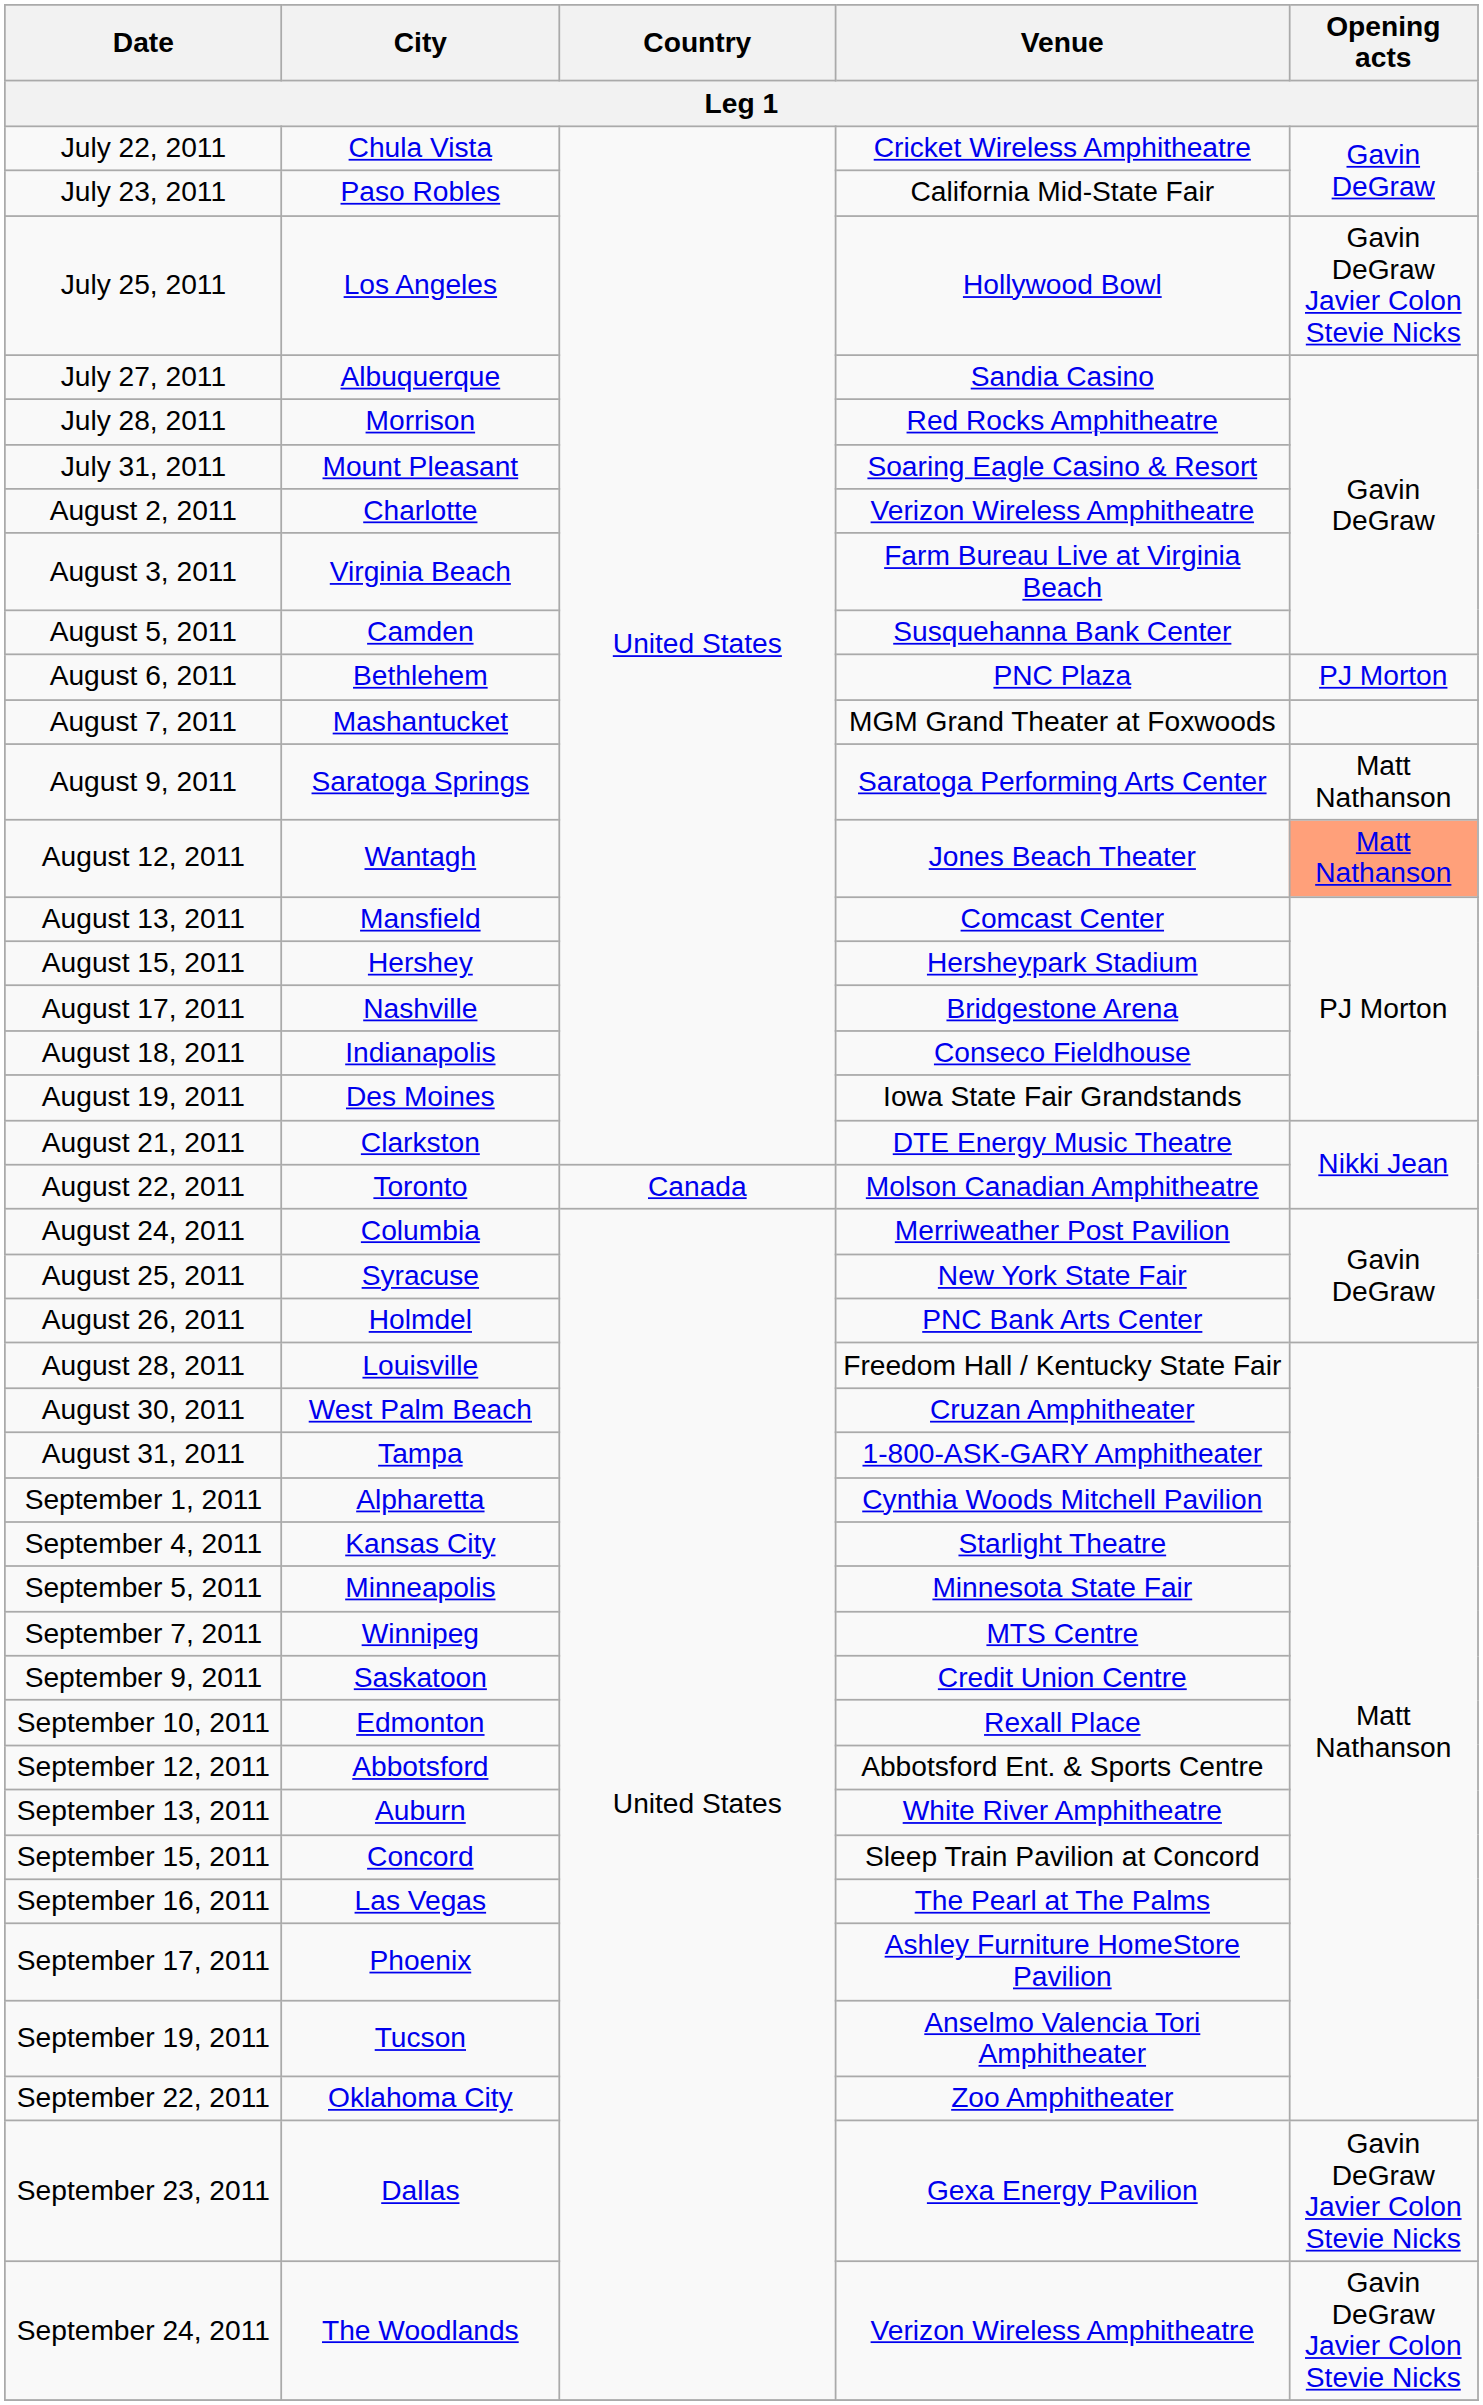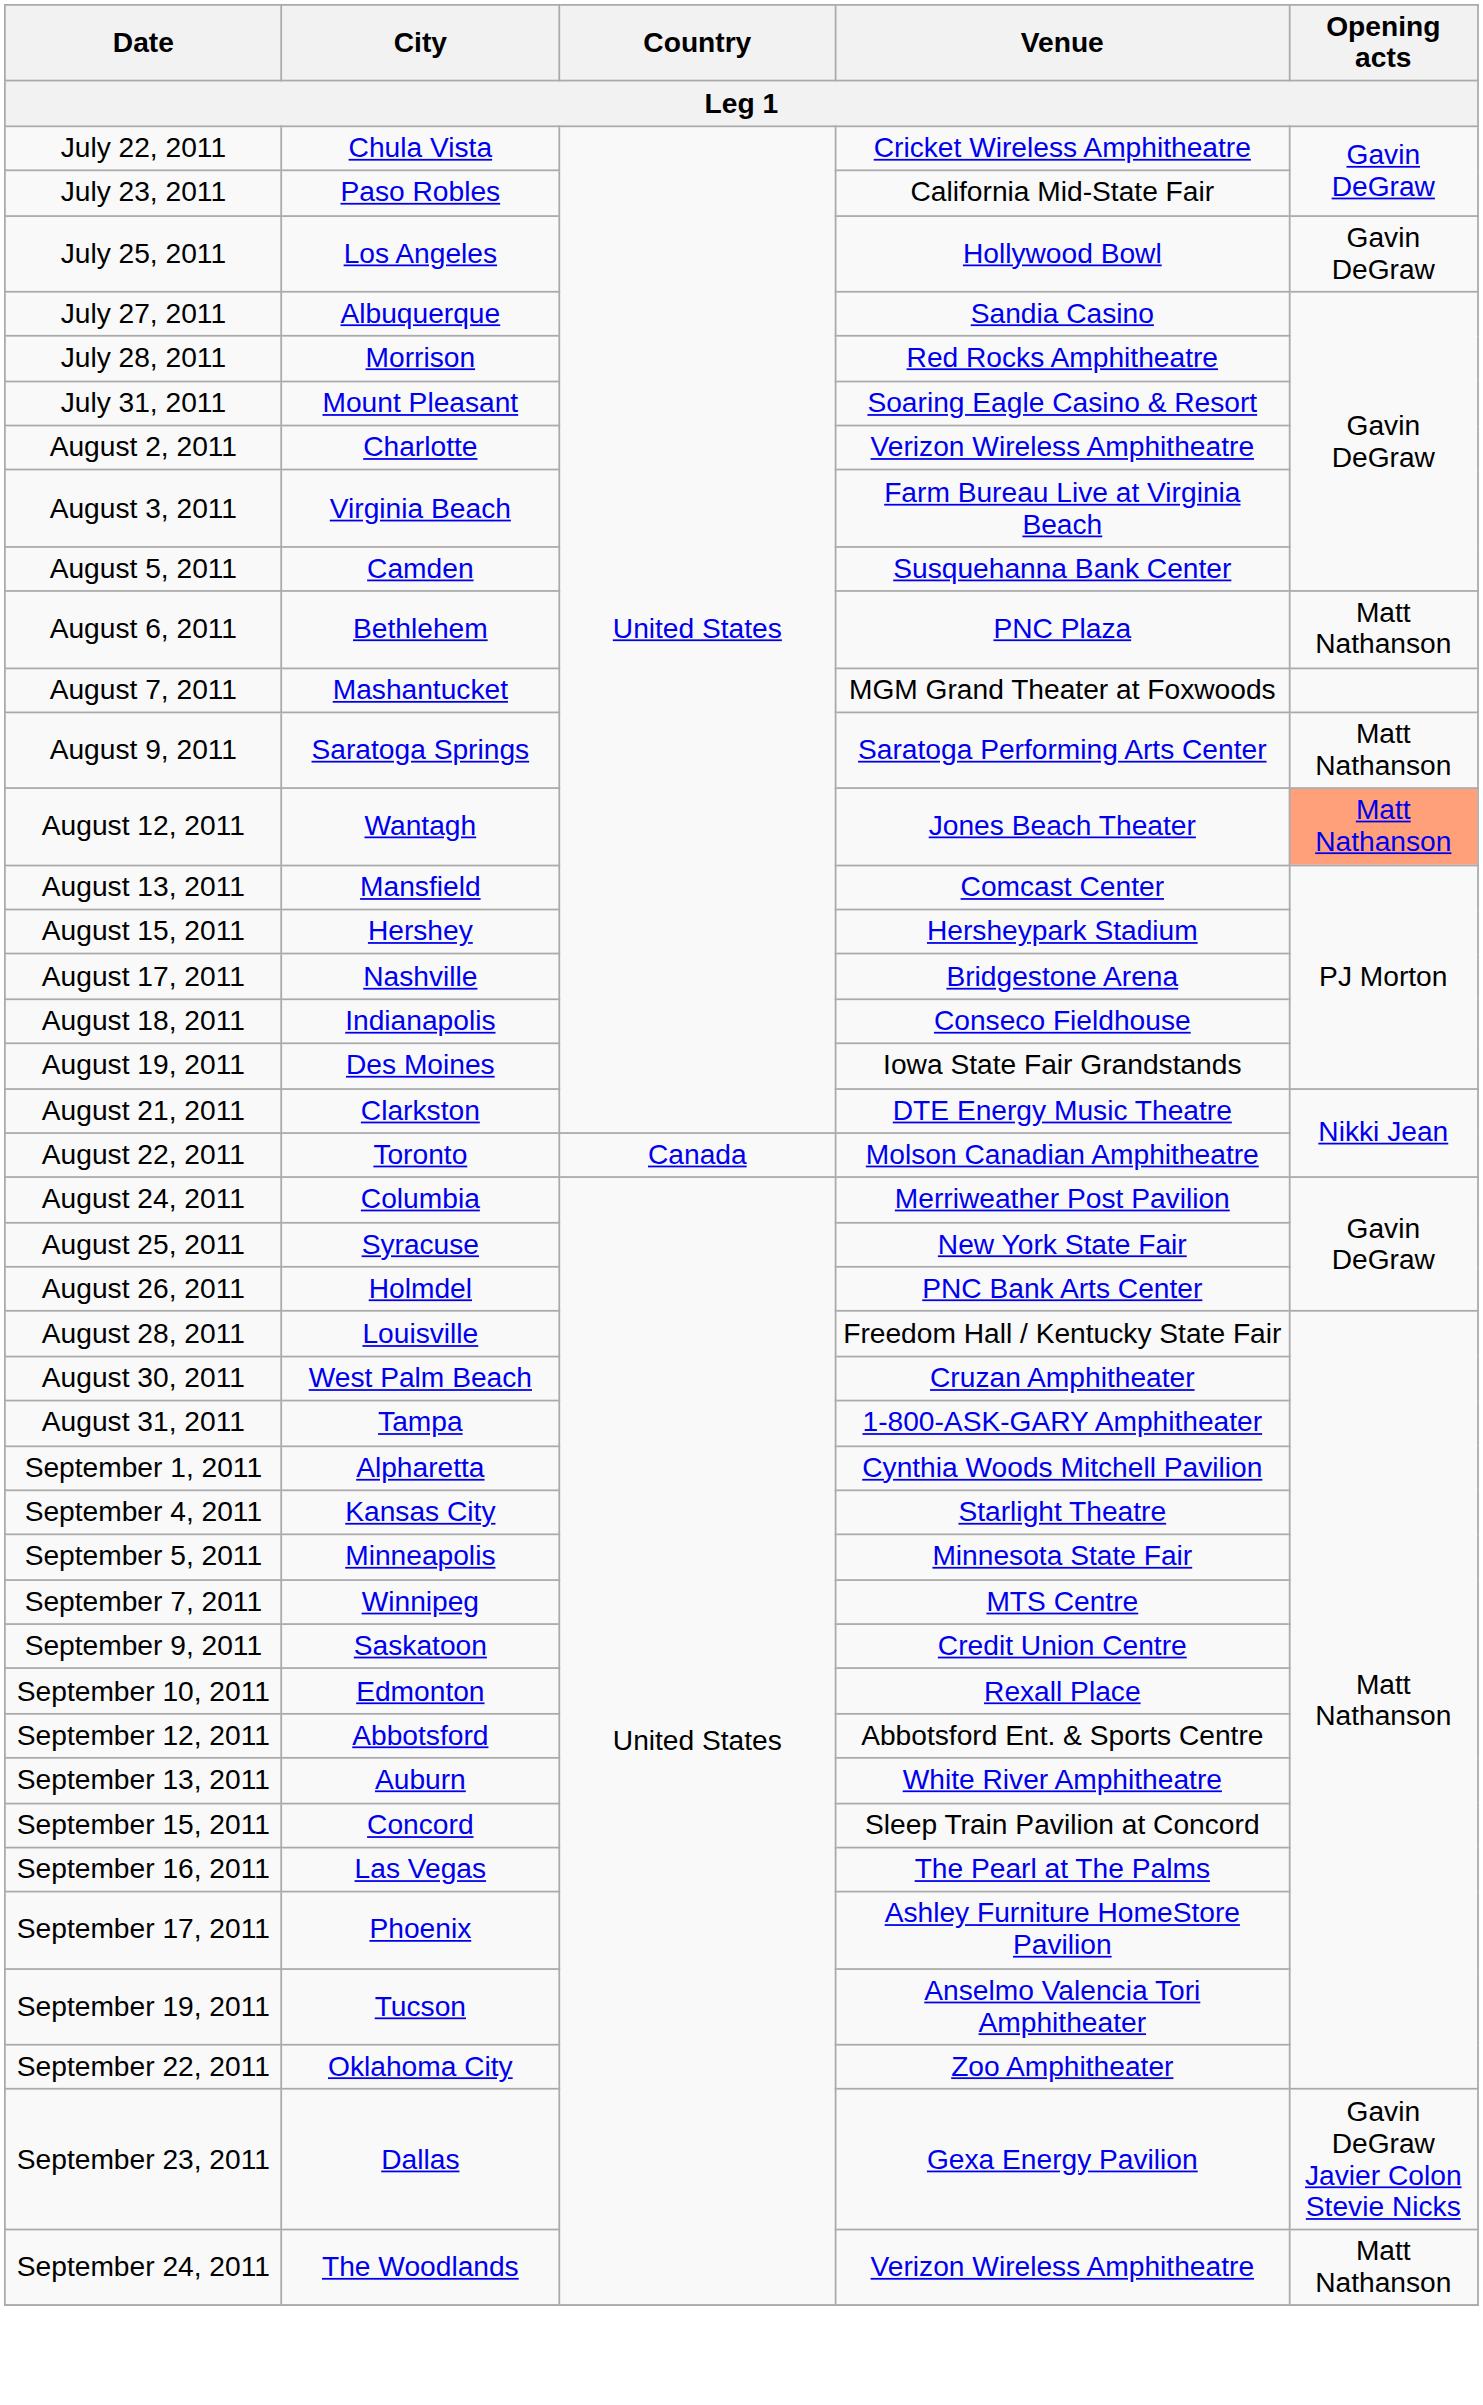(1383, 284) Gavin DeGraw Javier Colon Stevie Nicks -> (1383, 252) Gavin DeGraw
(1383, 676) PJ Morton -> (1383, 628) Matt Nathanson
(1383, 2330) Gavin DeGraw Javier Colon Stevie Nicks -> (1383, 2266) Matt Nathanson
